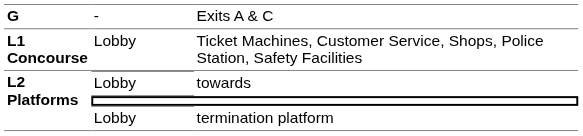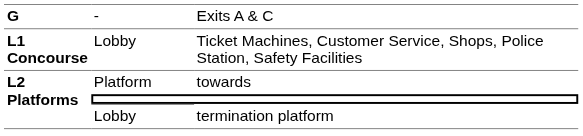(115, 83) Lobby -> (123, 82) Platform
